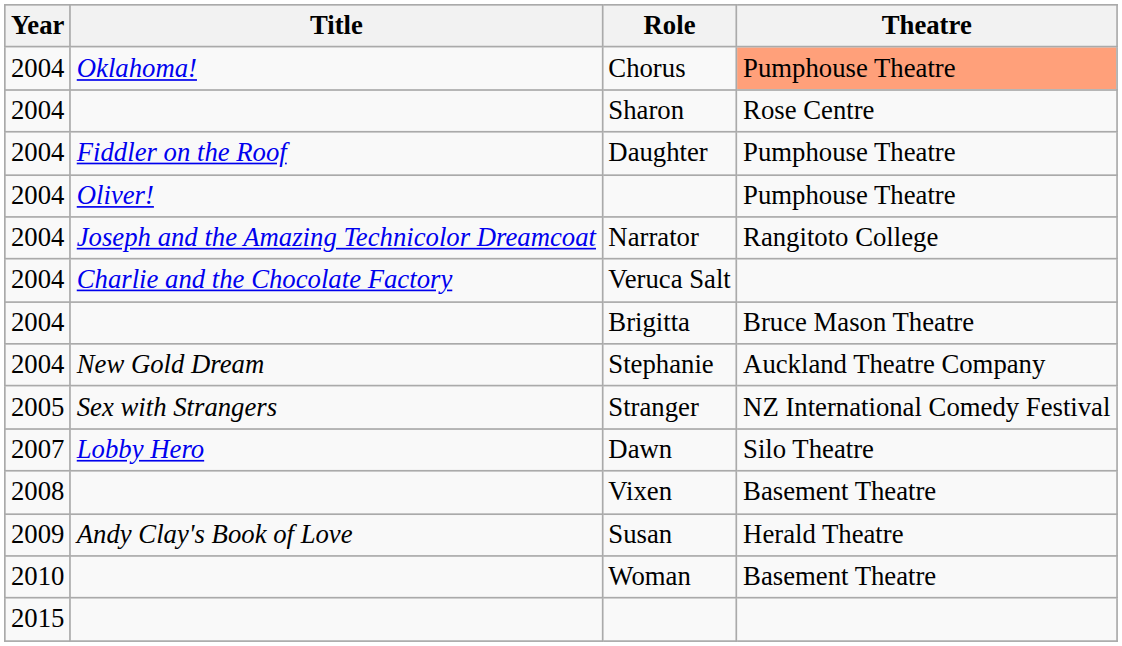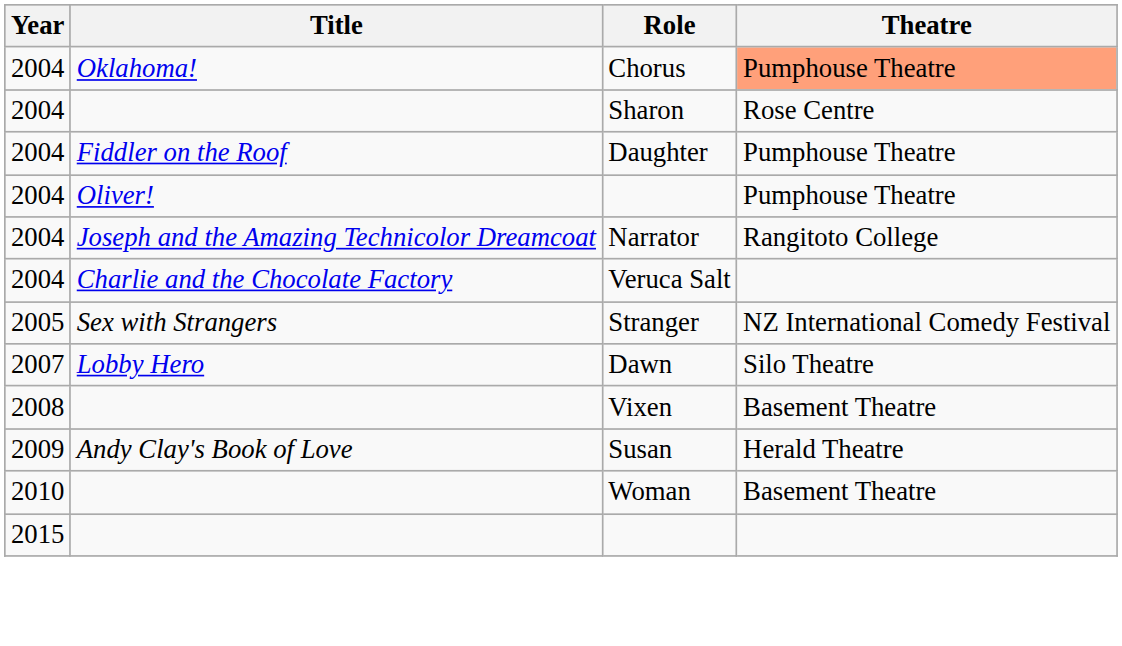- row: (336, 323)
- row: (171, 364)
